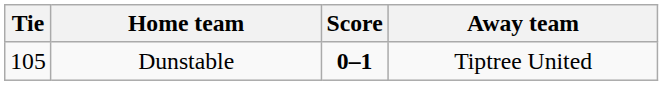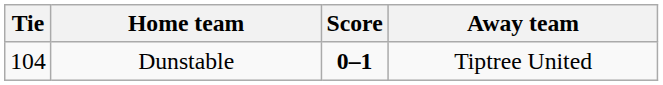(28, 60) 105 -> (28, 60) 104
